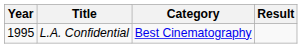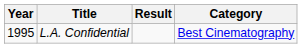columns swapped: (193, 14) <-> (276, 14)
